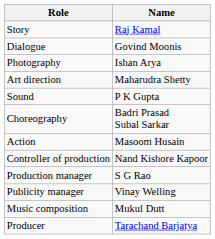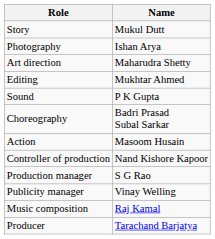(138, 29) Raj Kamal -> (140, 29) Mukul Dutt
- row: (26, 46)
+ row: (22, 79)
(140, 208) Mukul Dutt -> (138, 208) Raj Kamal
